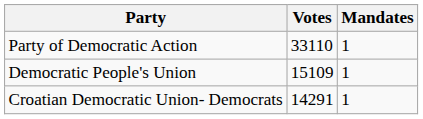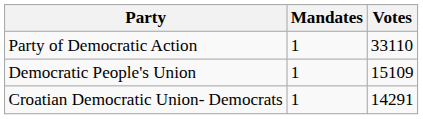columns swapped: (312, 18) <-> (378, 18)
